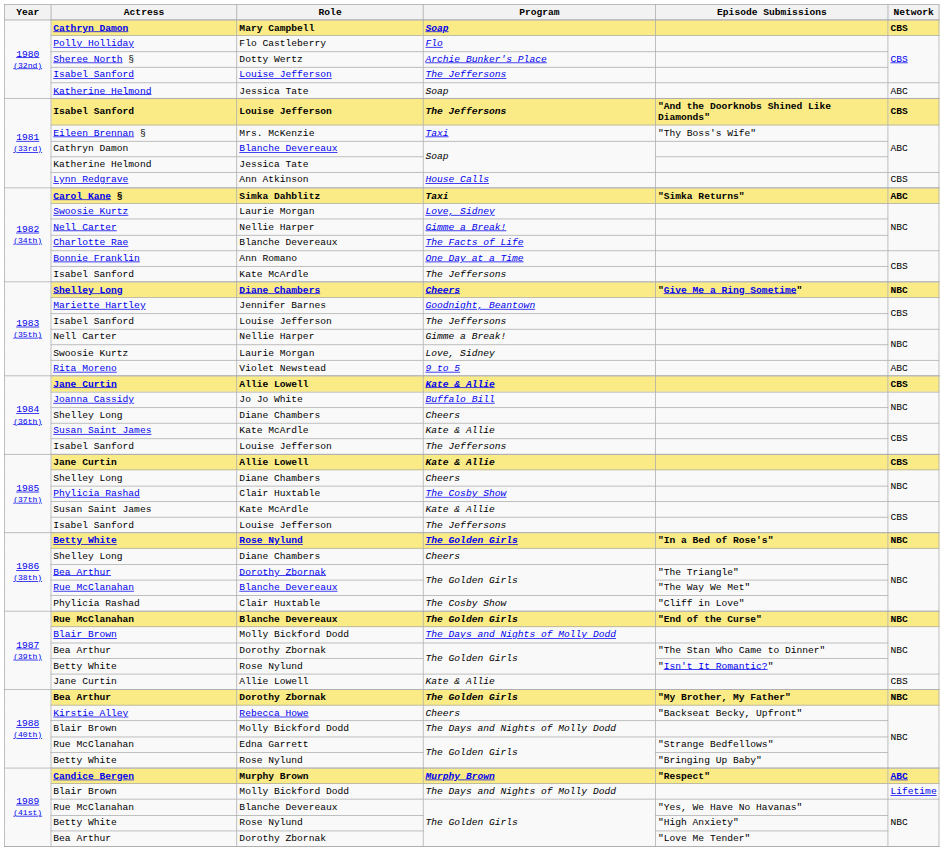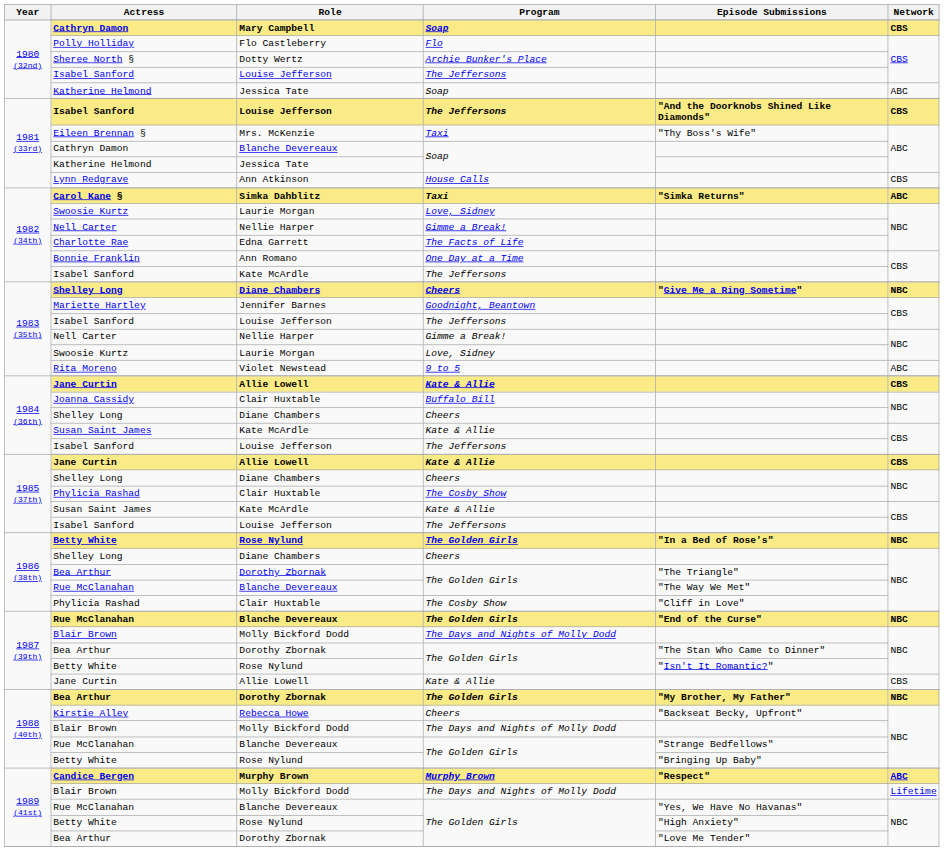(288, 243) Blanche Devereaux -> (274, 243) Edna Garrett
(271, 400) Jo Jo White -> (280, 400) Clair Huxtable
(274, 745) Edna Garrett -> (288, 745) Blanche Devereaux
